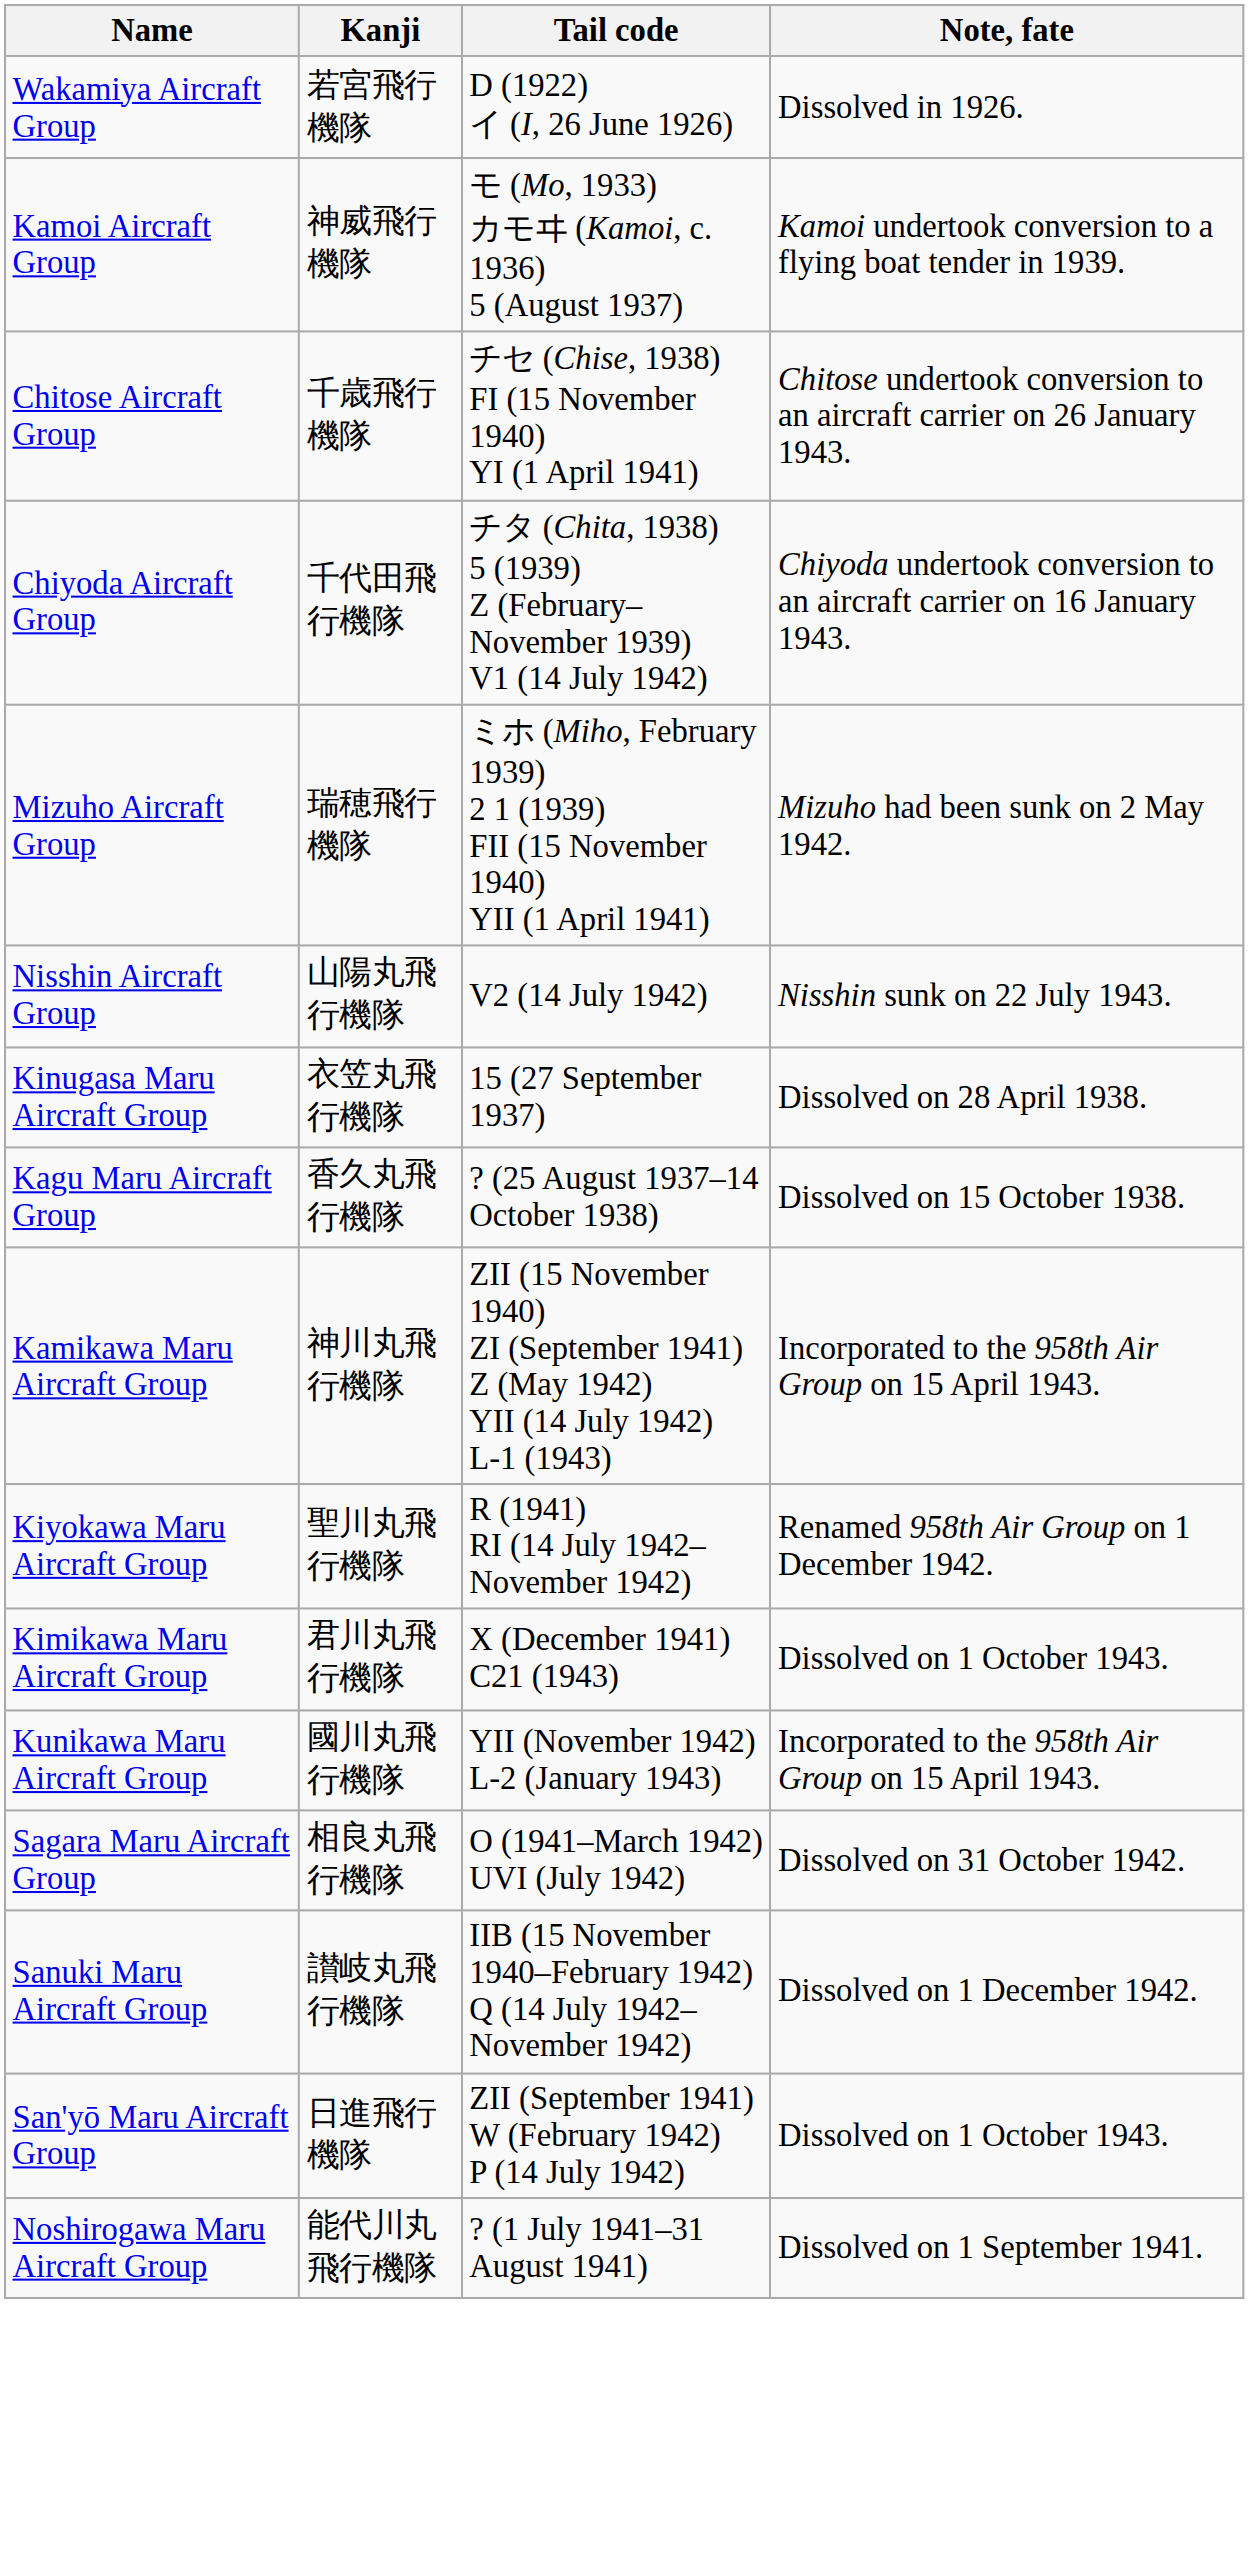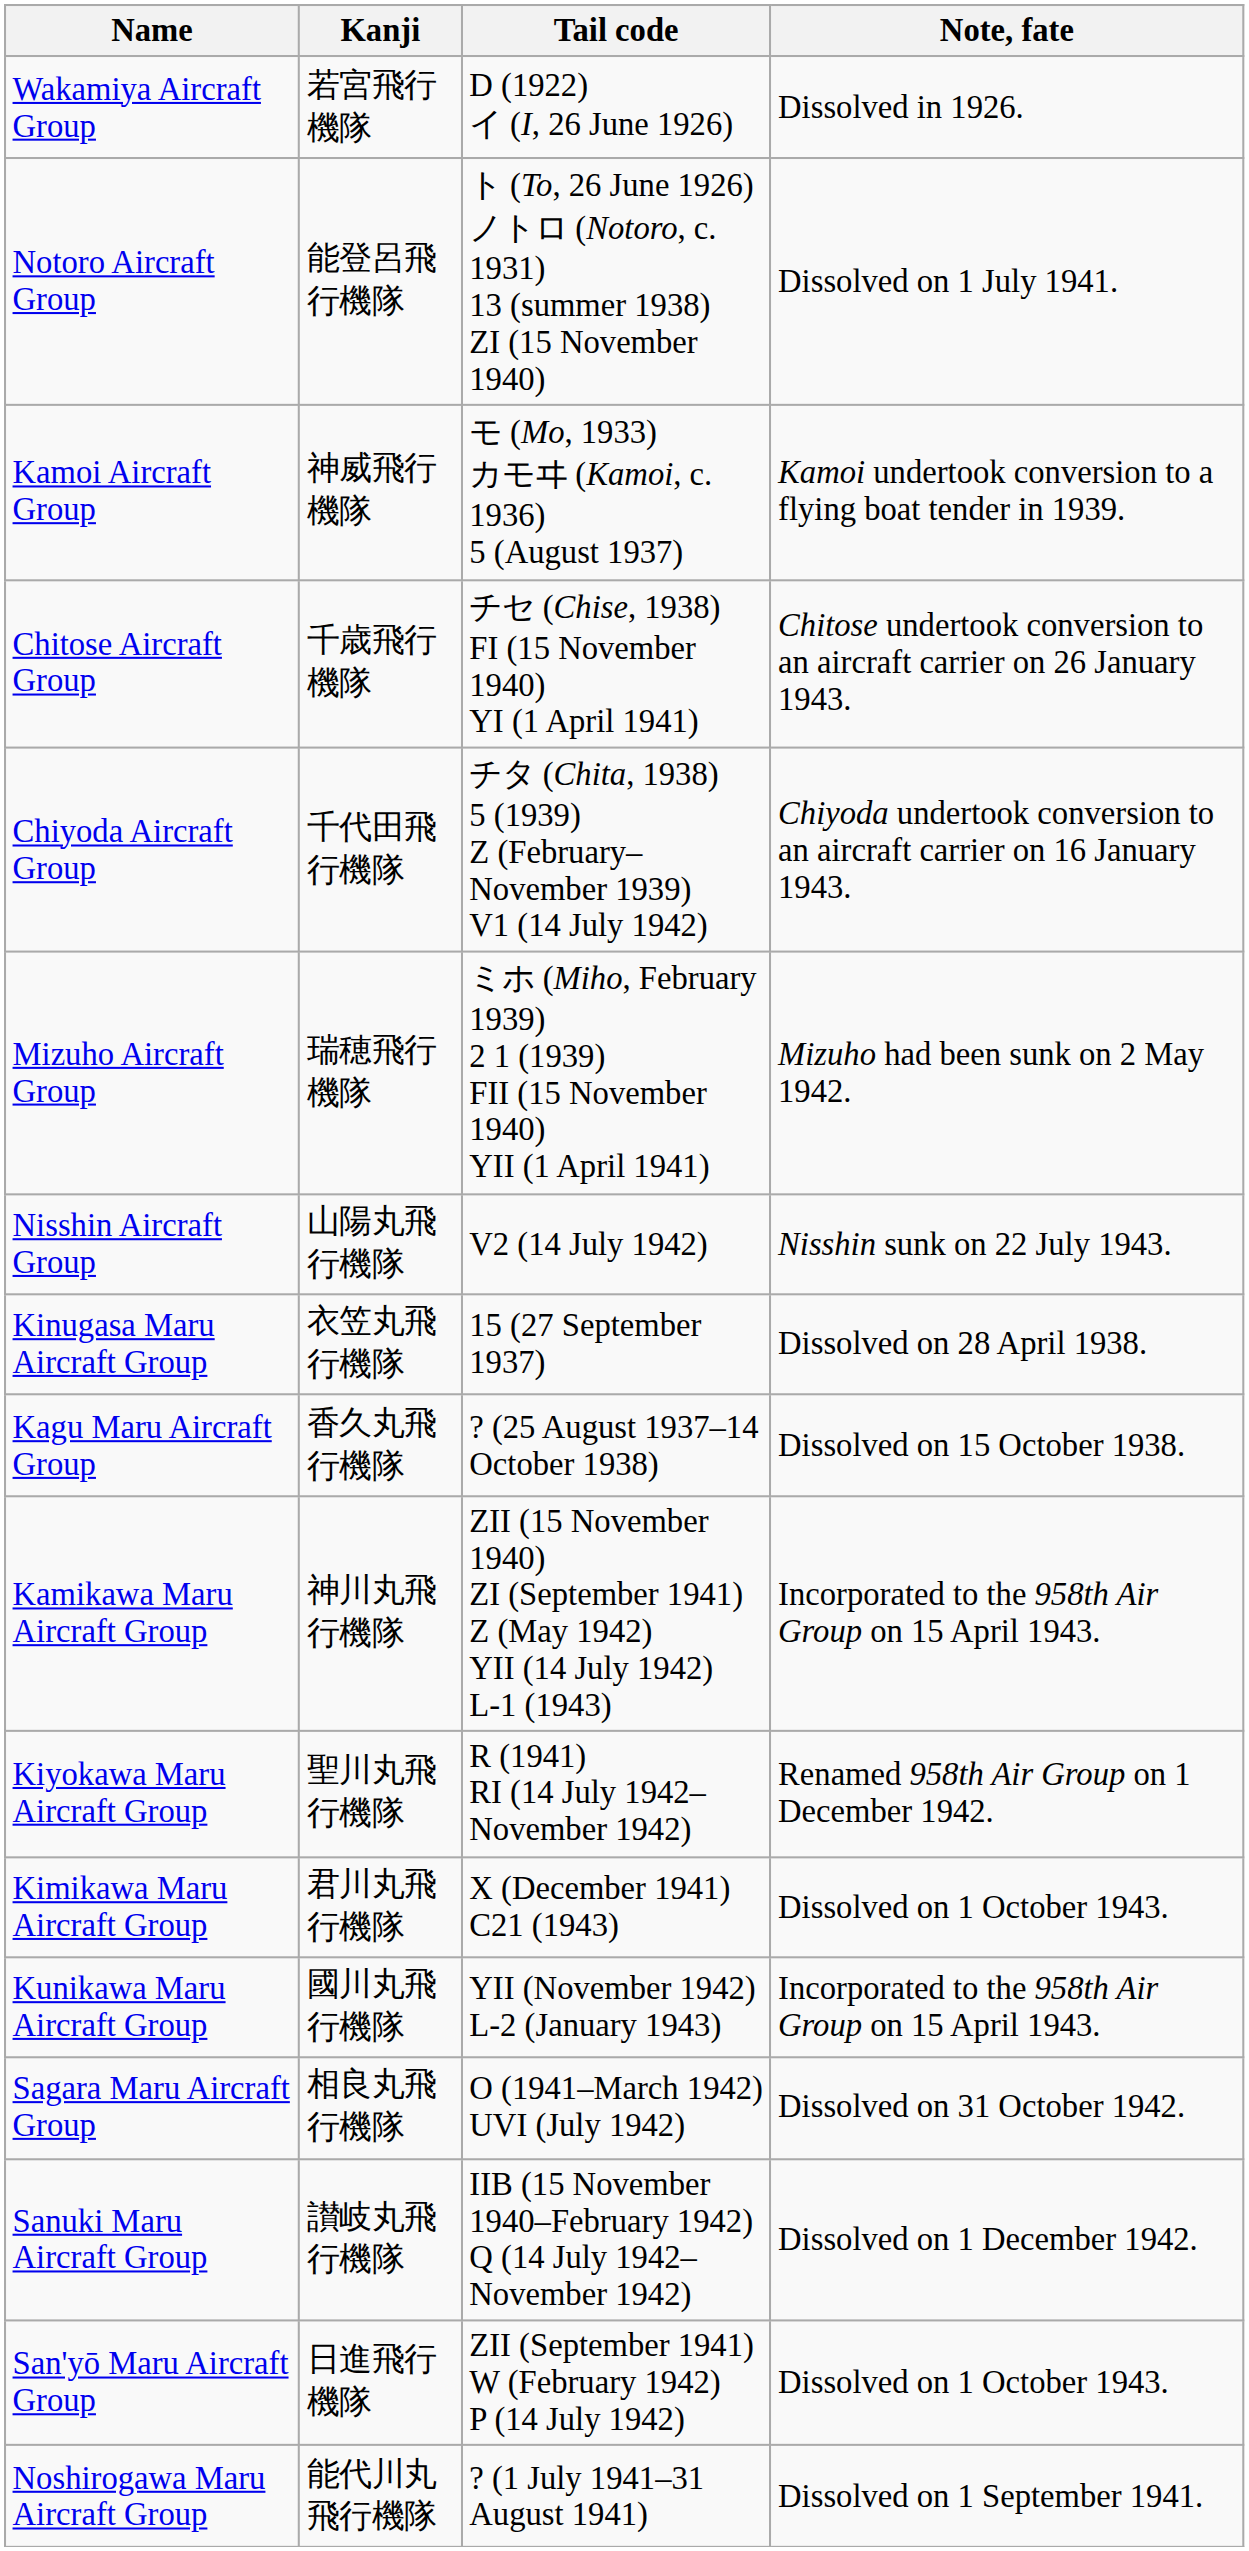+ row: (114, 280)
